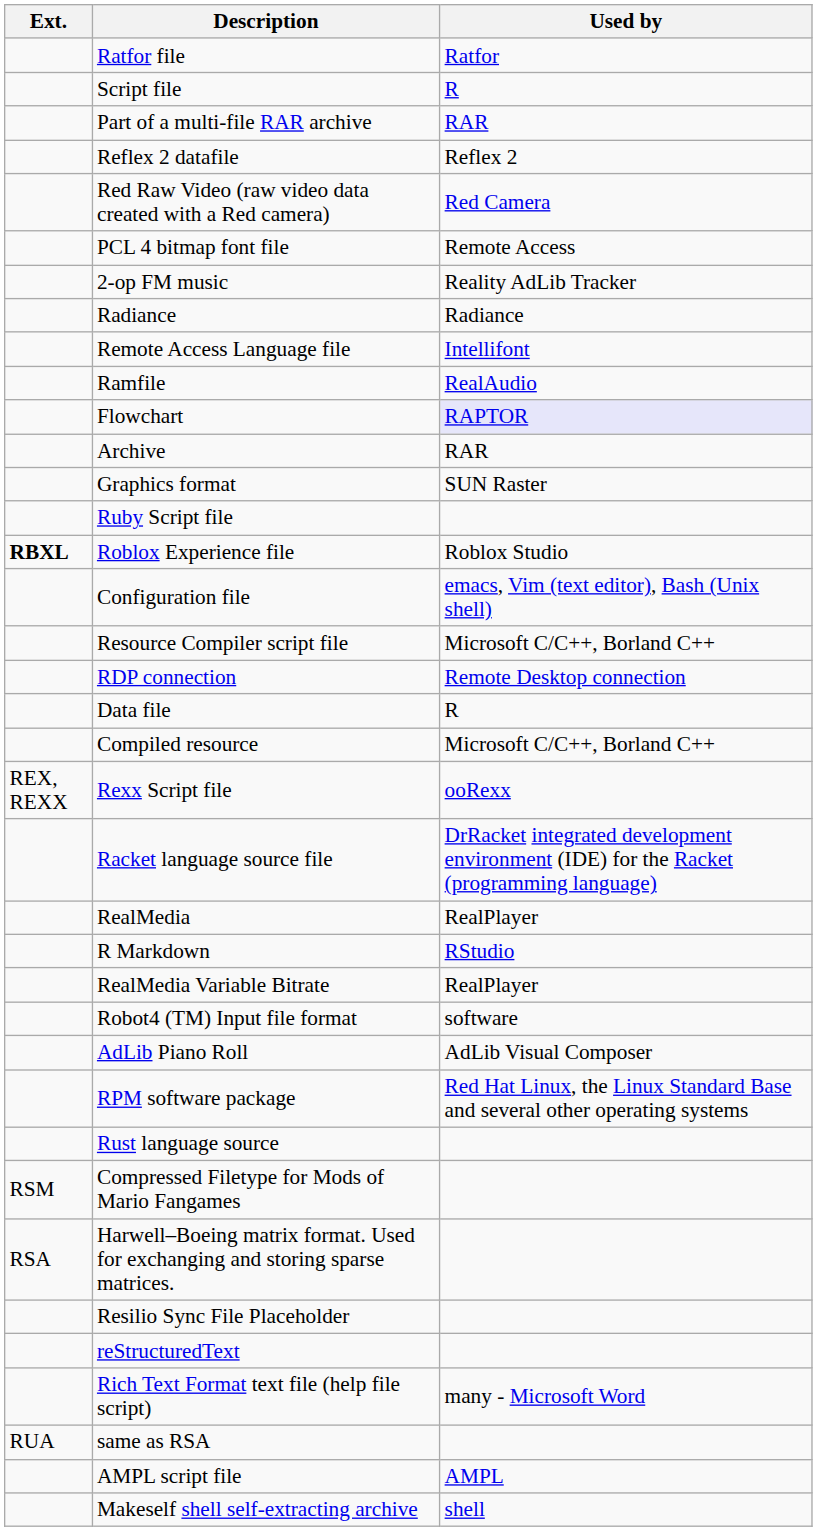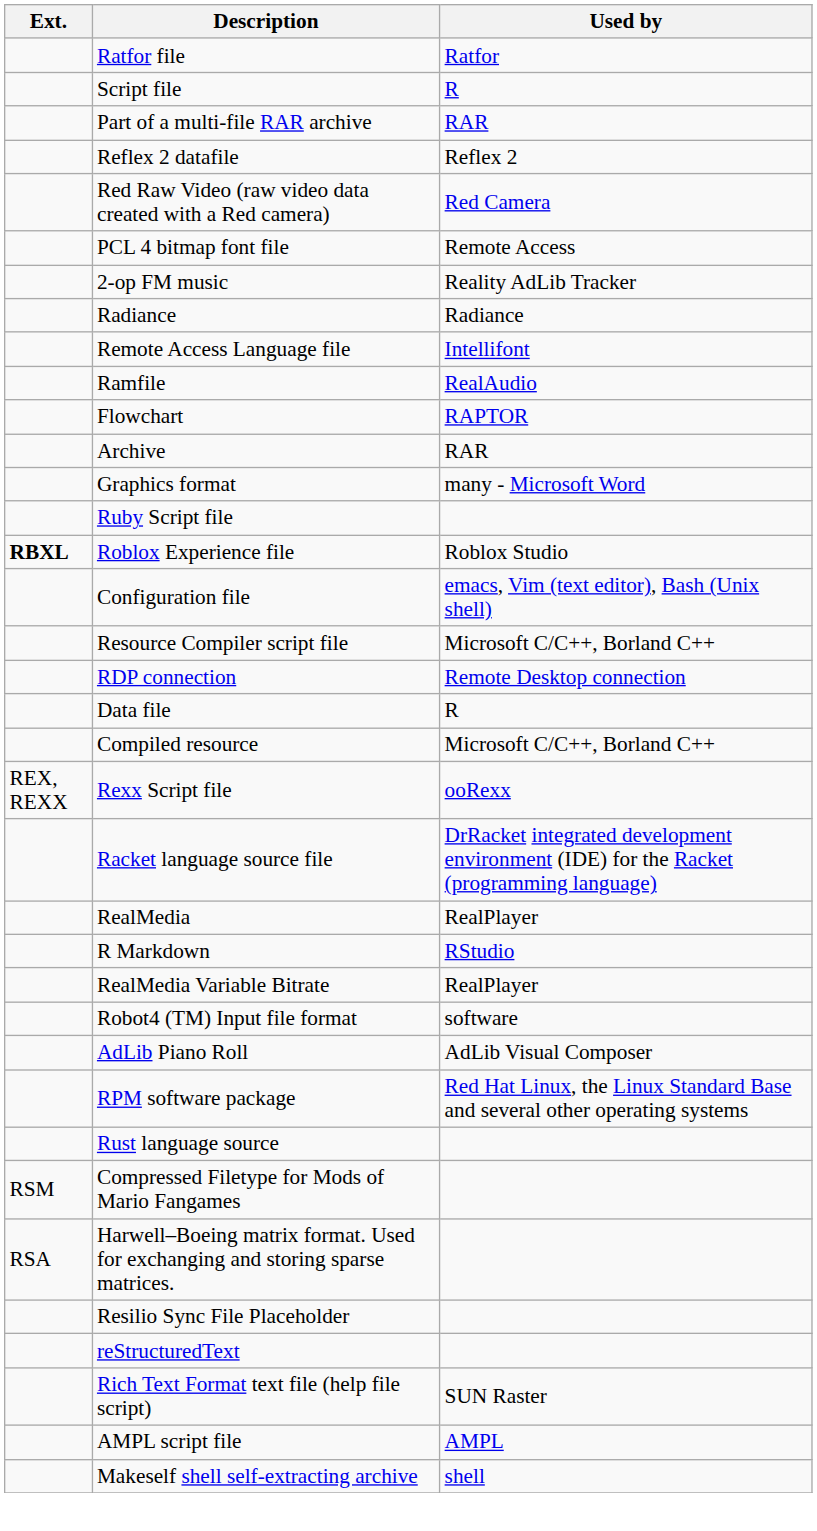(486, 416) lavender background -> (486, 416) no background
(496, 484) SUN Raster -> (545, 484) many - Microsoft Word
(545, 1396) many - Microsoft Word -> (496, 1396) SUN Raster
- row: (154, 1441)
